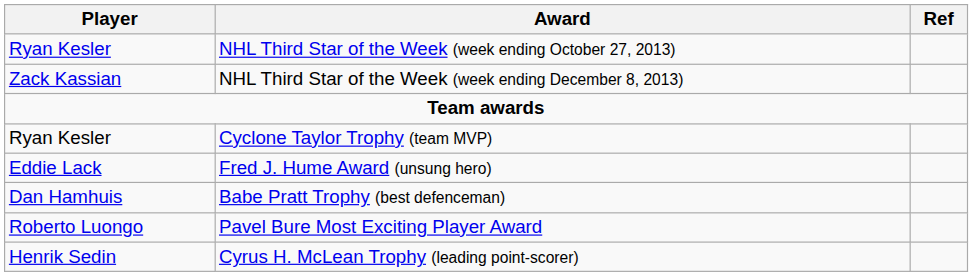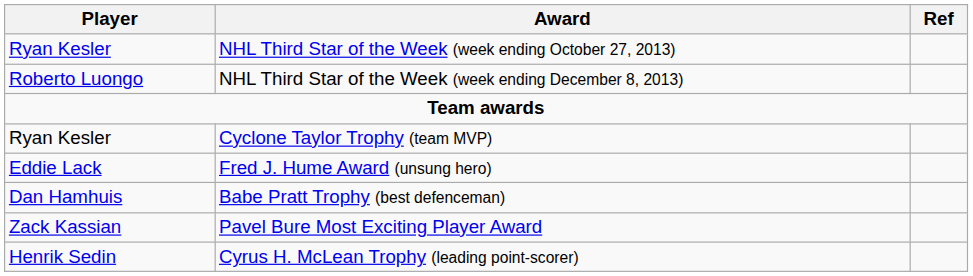(65, 78) Zack Kassian -> (76, 78) Roberto Luongo
(76, 227) Roberto Luongo -> (65, 227) Zack Kassian
